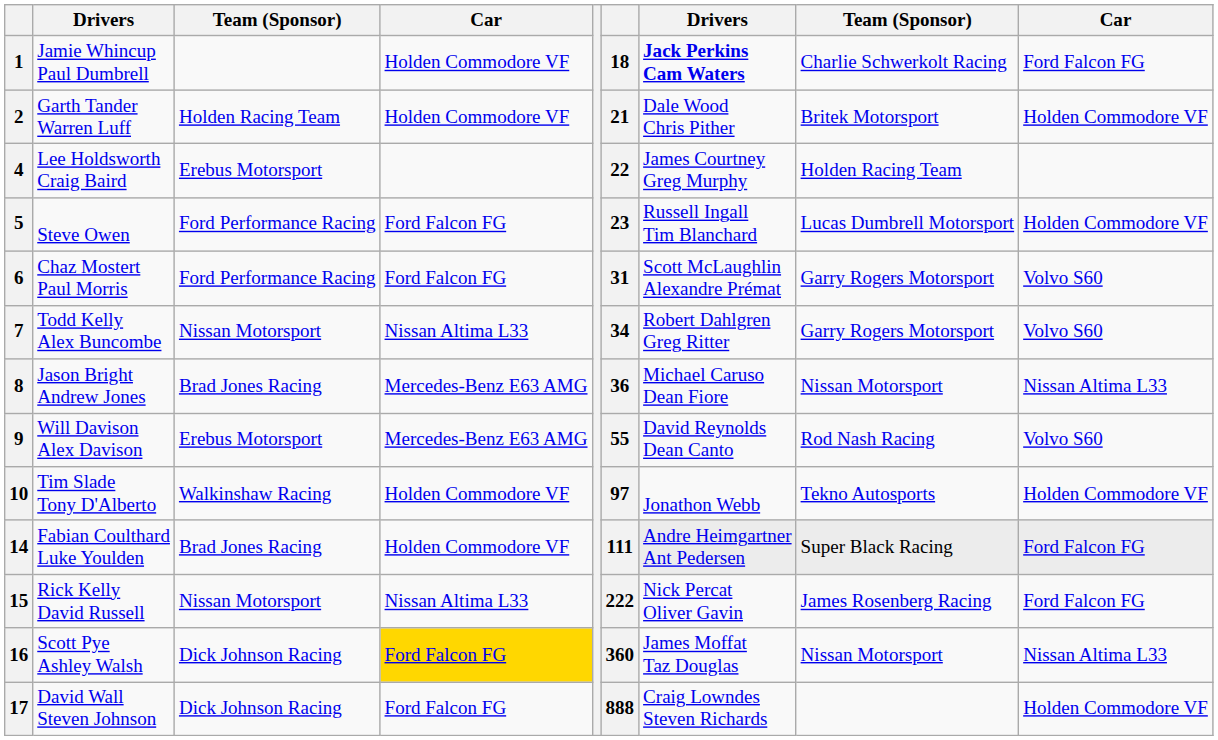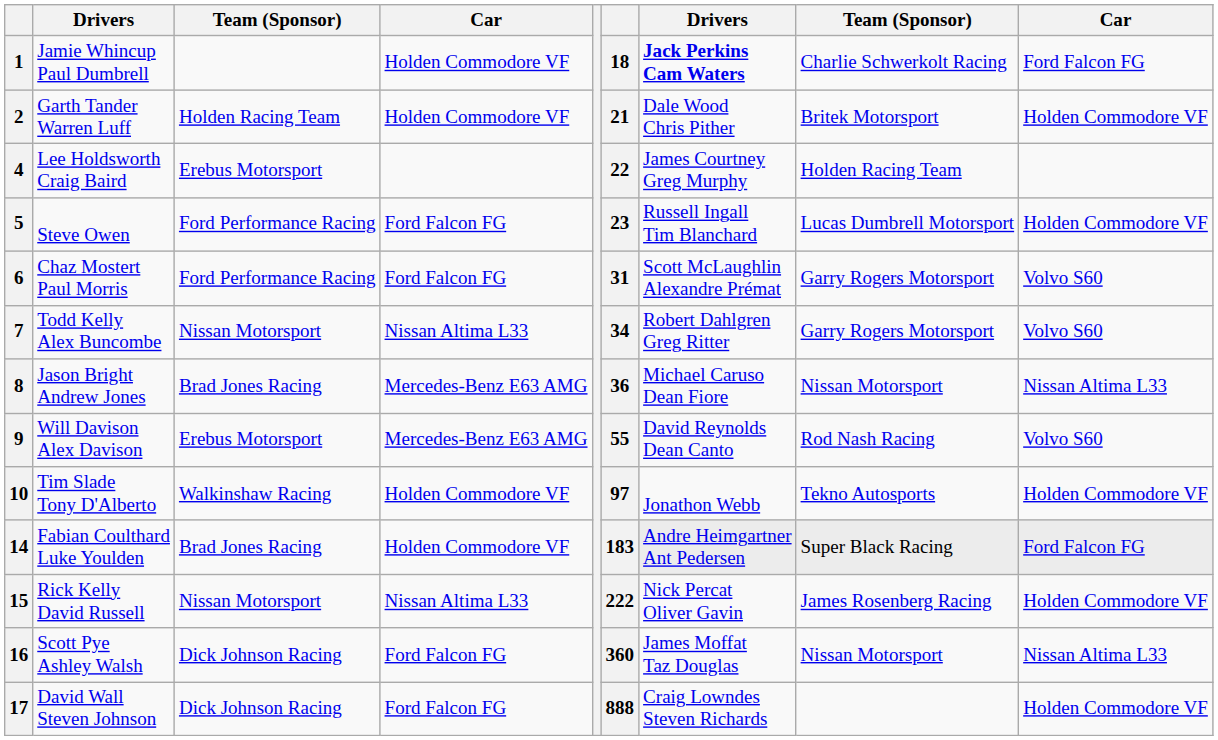(620, 546) 111 -> (620, 546) 183
(1084, 600) Ford Falcon FG -> (1116, 600) Holden Commodore VF
(445, 654) gold background -> (445, 654) no background
